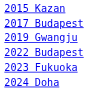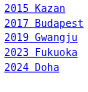- row: (44, 53)
